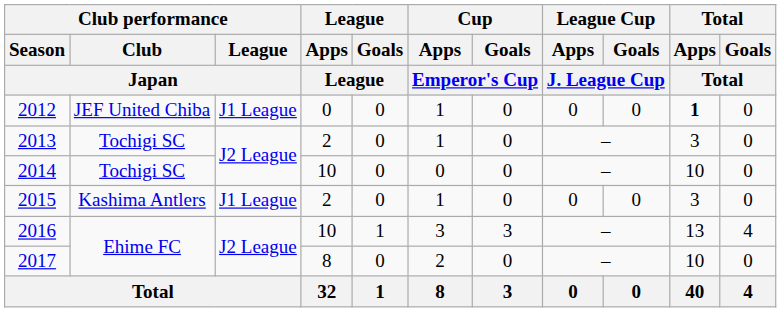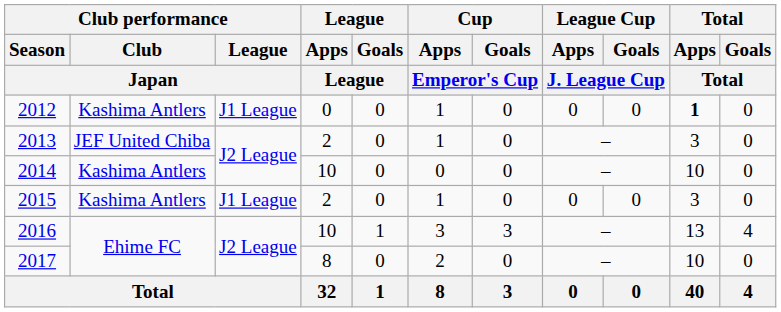(142, 110) JEF United Chiba -> (142, 110) Kashima Antlers
(142, 140) Tochigi SC -> (142, 140) JEF United Chiba
(142, 170) Tochigi SC -> (142, 170) Kashima Antlers
